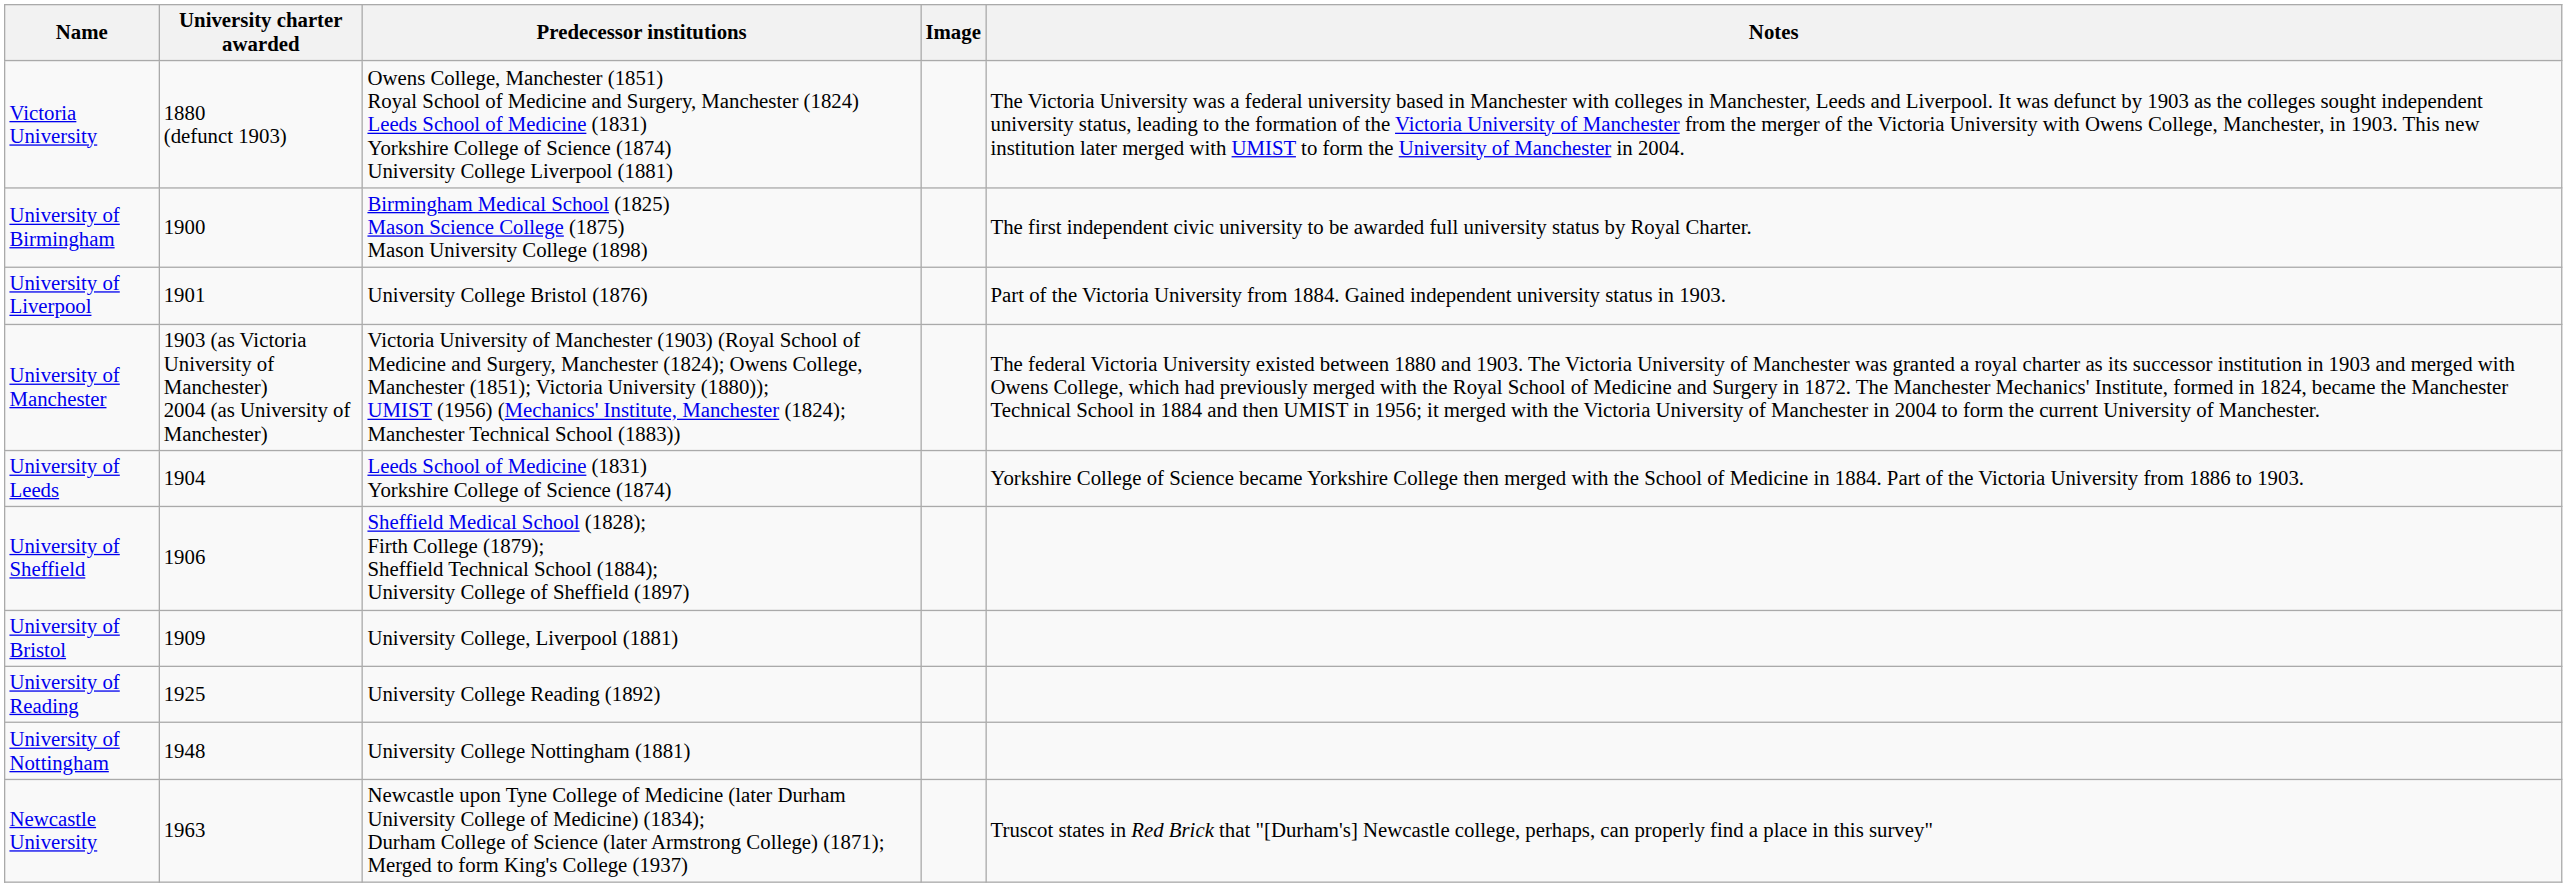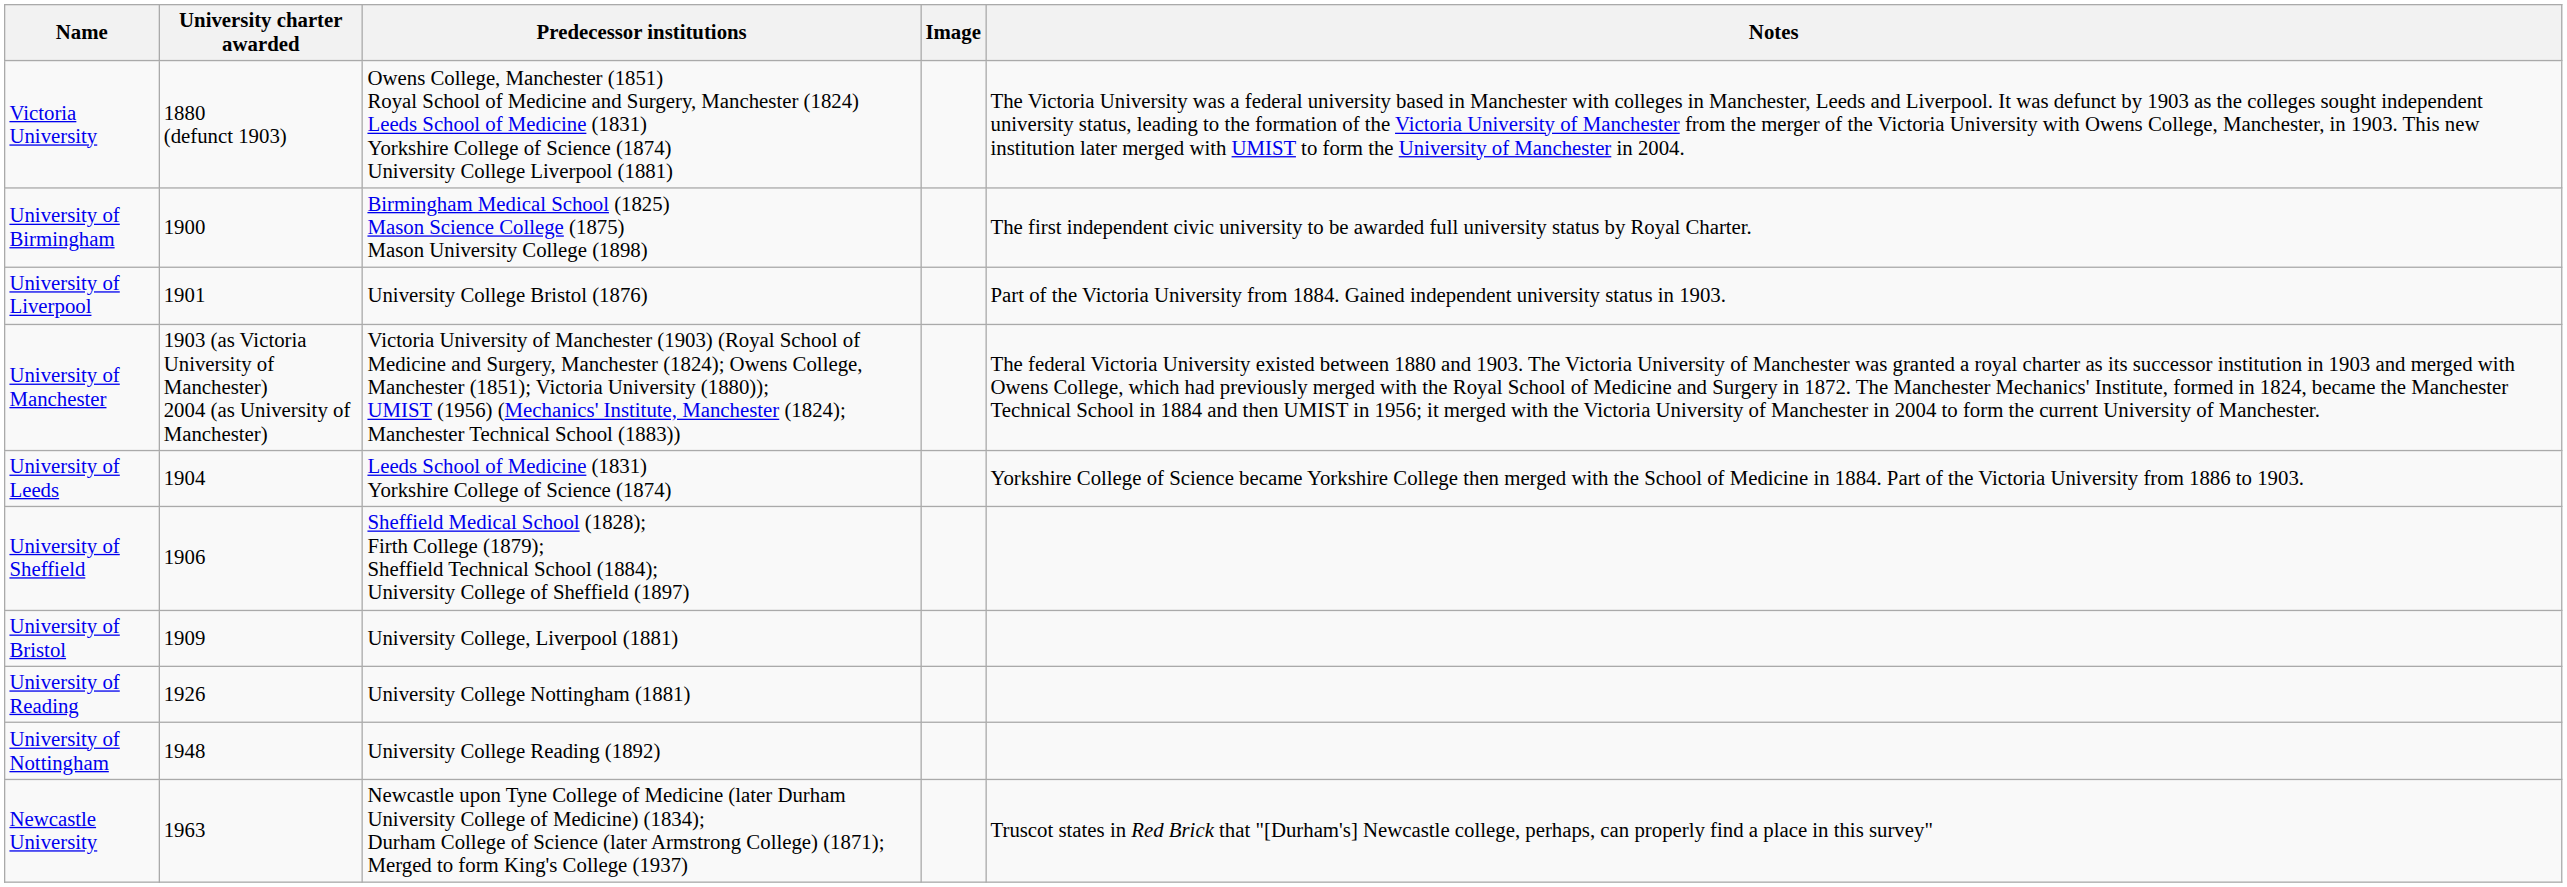(185, 694) 1925 -> (185, 694) 1926
(514, 694) University College Reading (1892) -> (529, 694) University College Nottingham (1881)
(529, 750) University College Nottingham (1881) -> (514, 750) University College Reading (1892)
